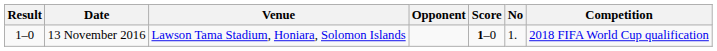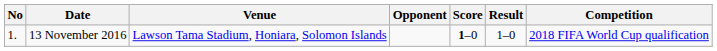columns swapped: (515, 14) <-> (25, 14)
